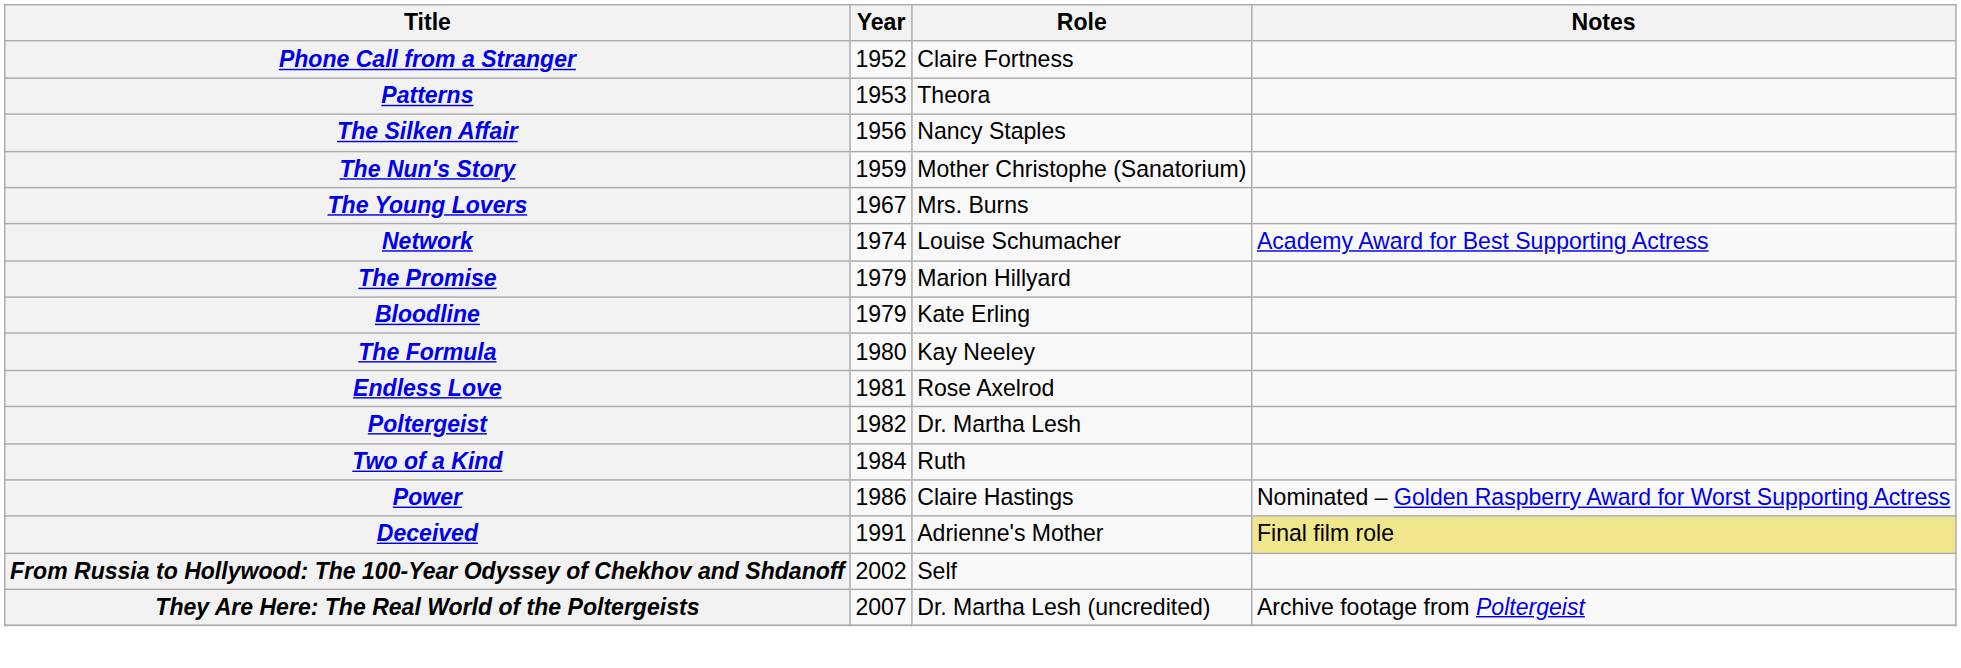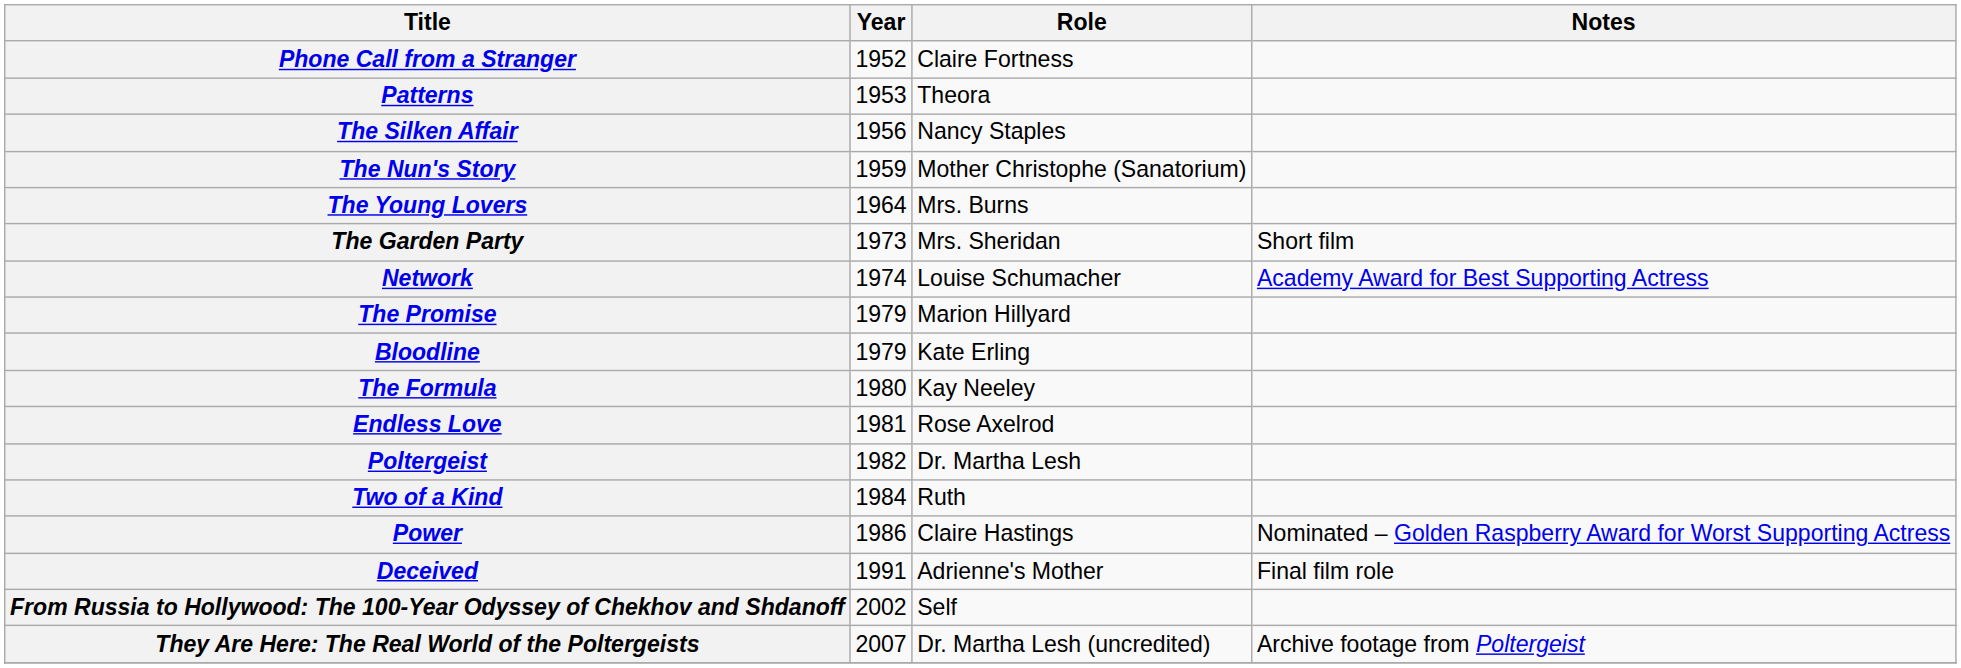(881, 205) 1967 -> (881, 205) 1964
+ row: (427, 242)
(1325, 534) khaki background -> (1325, 570) no background
